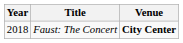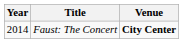(18, 30) 2018 -> (18, 30) 2014
